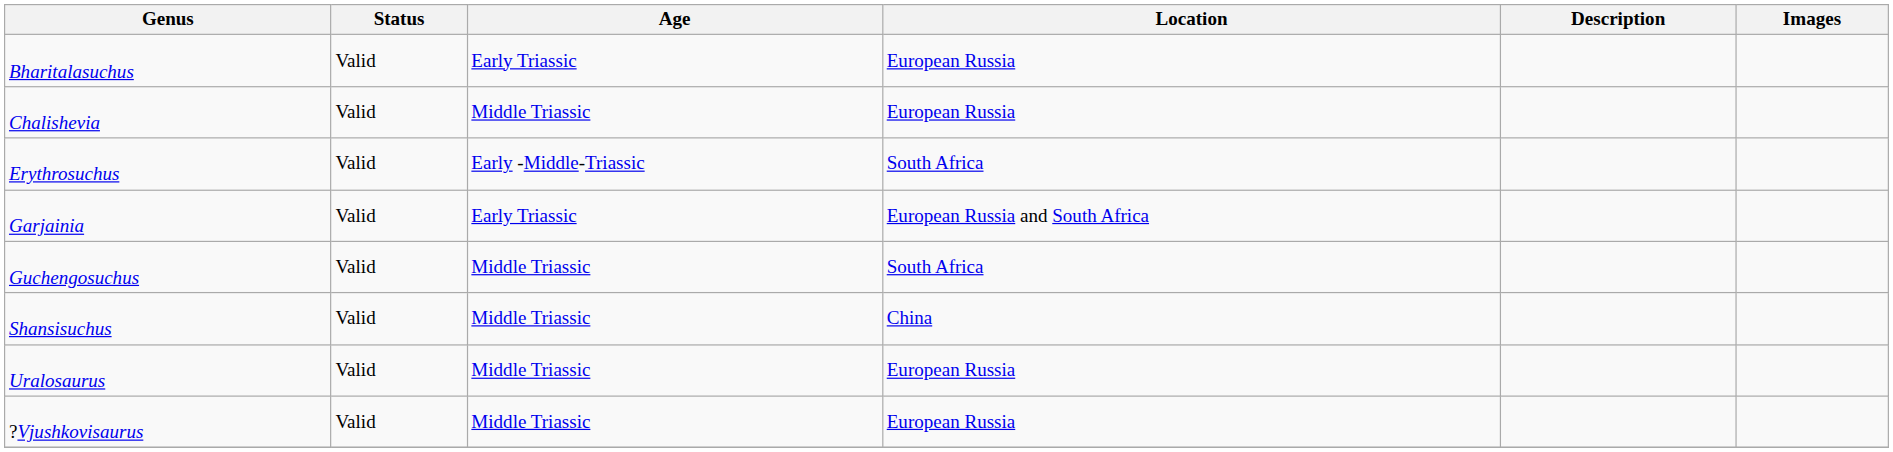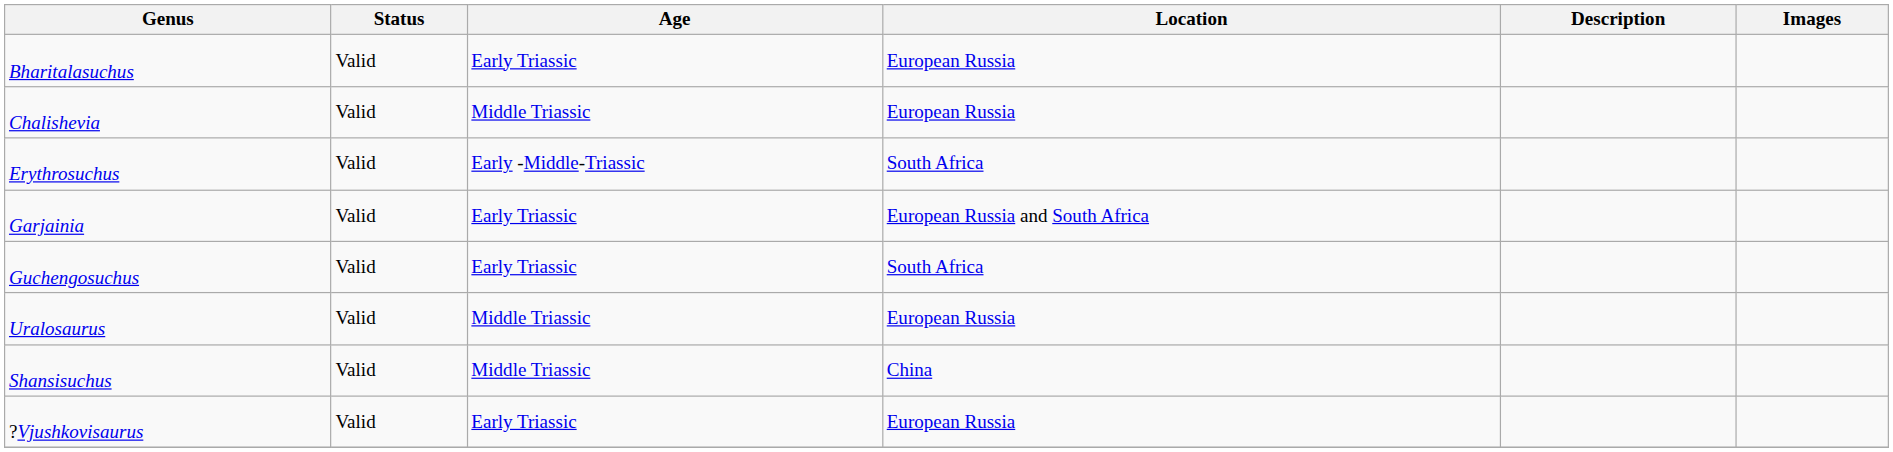(531, 266) Middle Triassic -> (524, 266) Early Triassic
rows swapped: (60, 329) <-> (57, 380)
(531, 421) Middle Triassic -> (524, 421) Early Triassic
